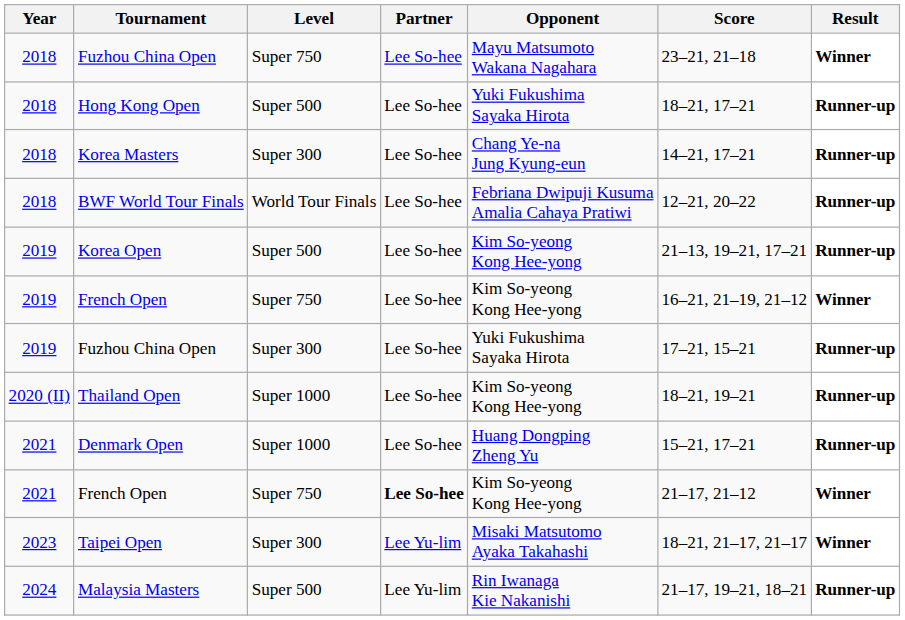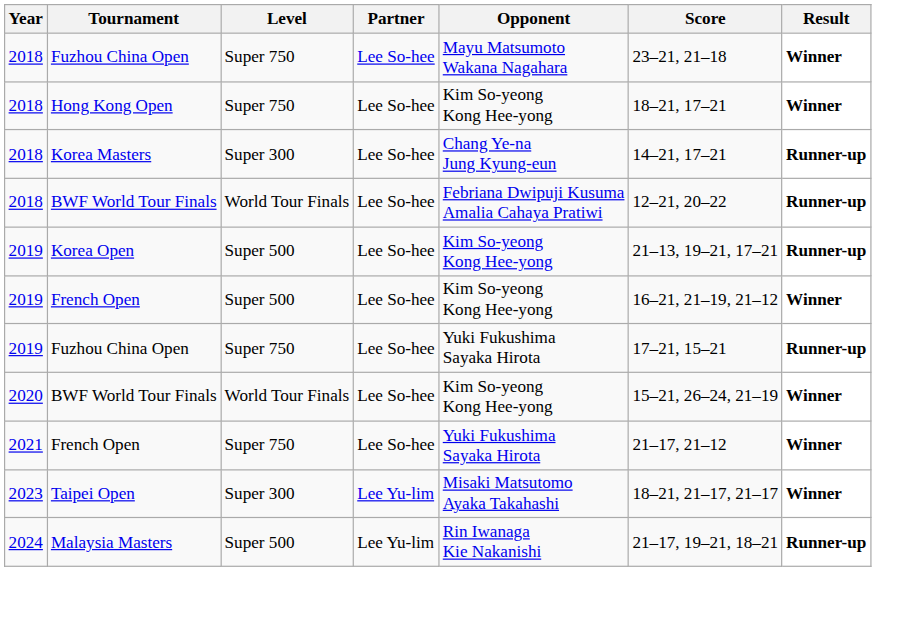(287, 105) Super 500 -> (260, 105) Super 750
(528, 105) Yuki Fukushima Sayaka Hirota -> (498, 105) Kim So-yeong Kong Hee-yong
(855, 105) Runner-up -> (814, 105) Winner
(287, 299) Super 750 -> (260, 299) Super 500
(287, 348) Super 300 -> (260, 348) Super 750
- row: (39, 396)
+ row: (26, 396)
- row: (39, 445)
(424, 493) bold -> (396, 445) normal
(527, 493) Kim So-yeong Kong Hee-yong -> (499, 445) Yuki Fukushima Sayaka Hirota
